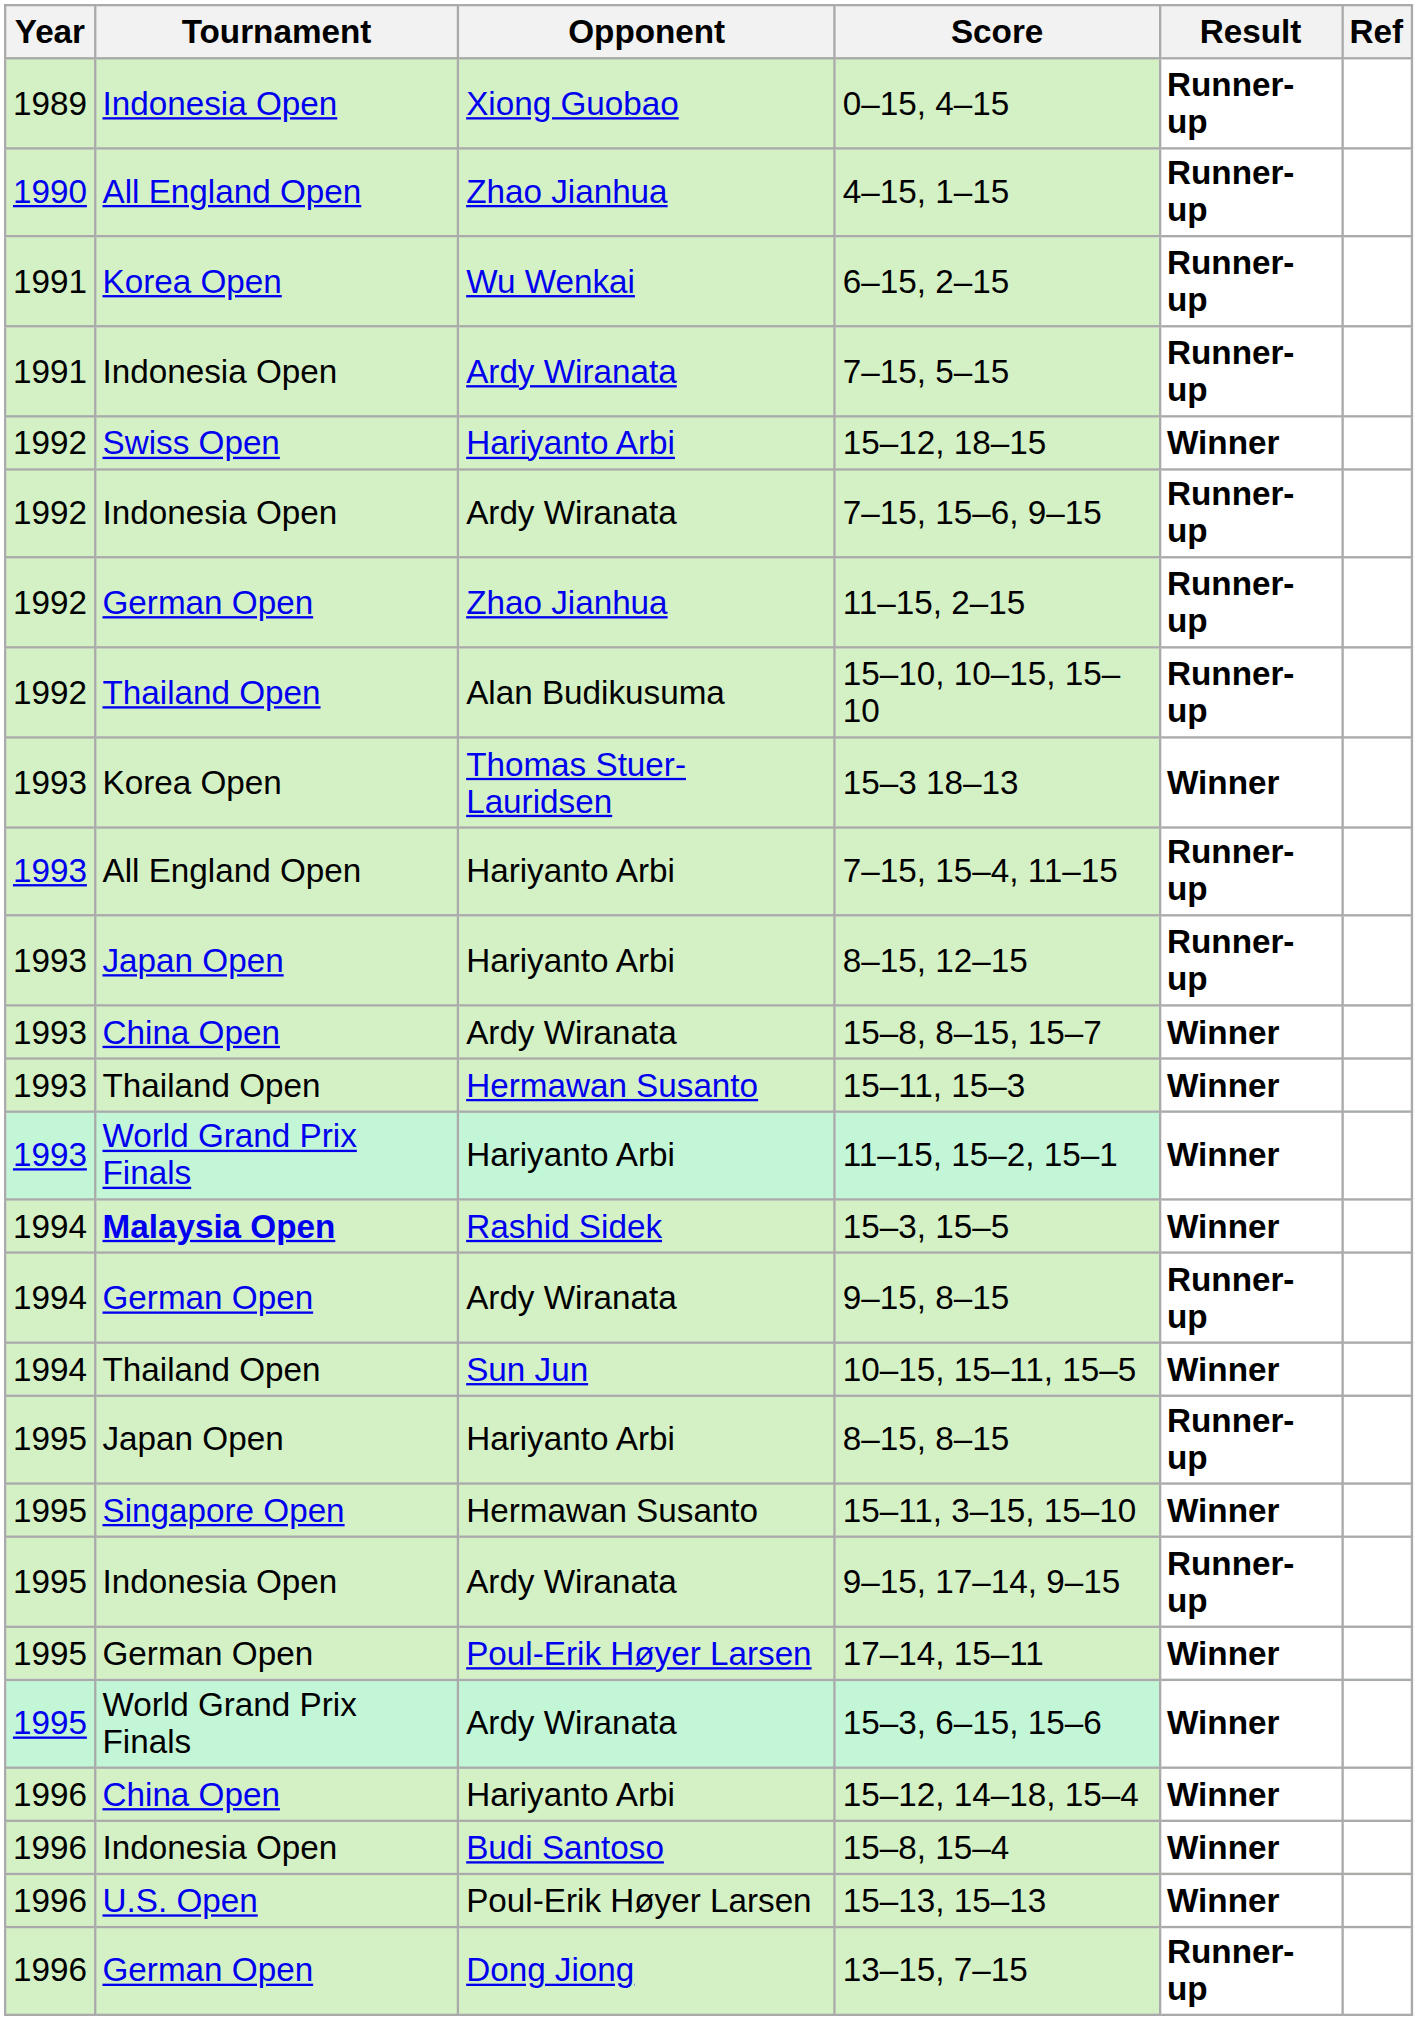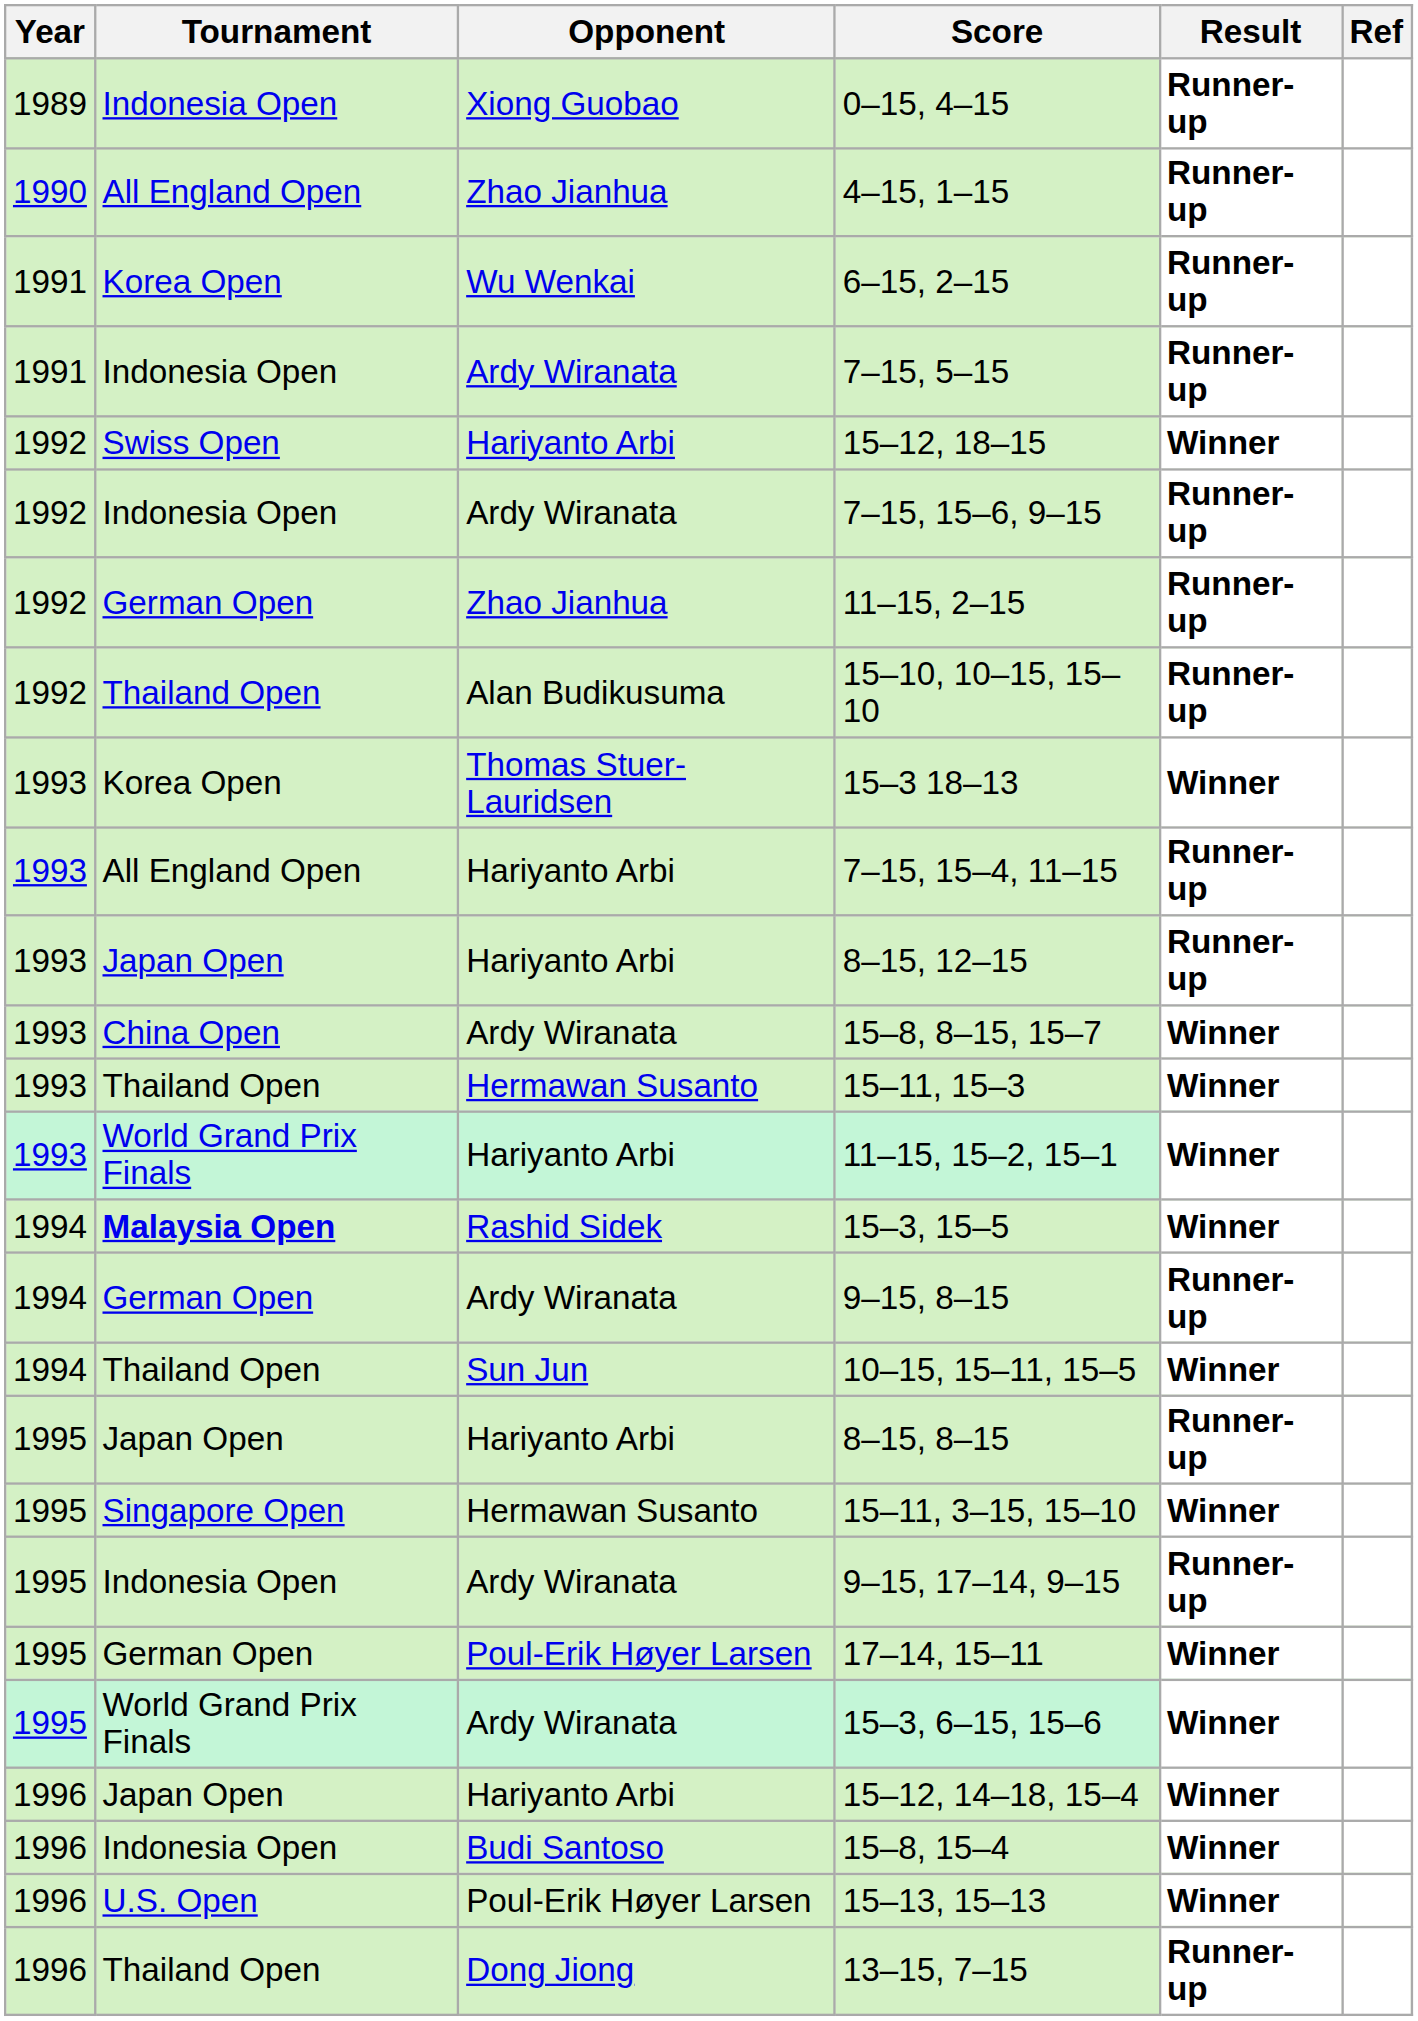(191, 1795) China Open -> (193, 1795) Japan Open
(208, 1971) German Open -> (212, 1971) Thailand Open
